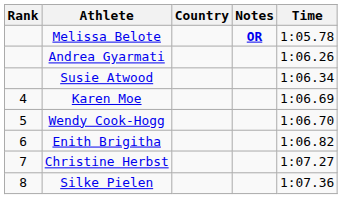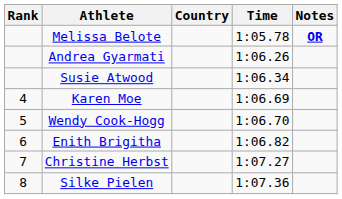columns swapped: (307, 15) <-> (255, 15)
